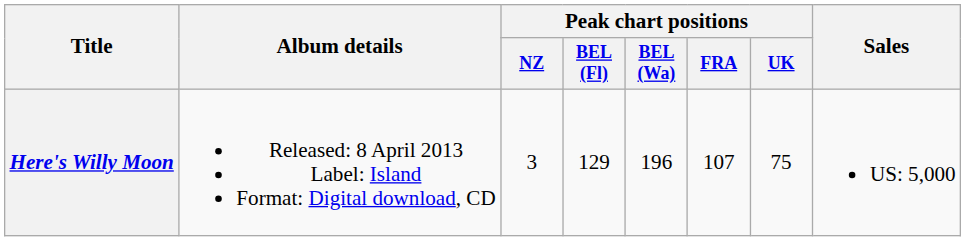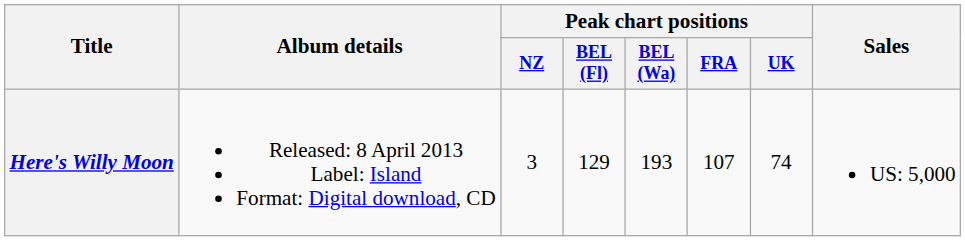(656, 162) 196 -> (656, 162) 193
(781, 162) 75 -> (781, 162) 74
